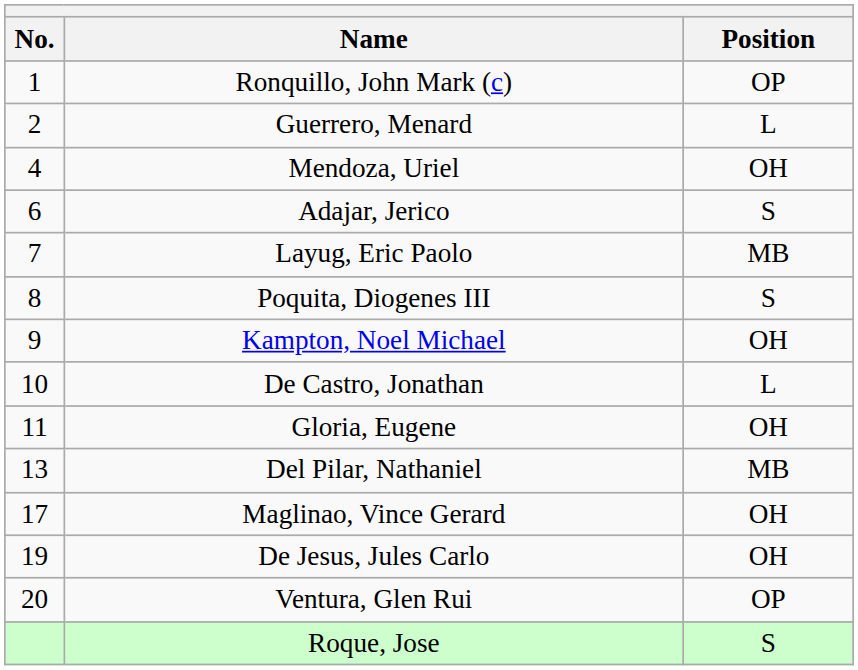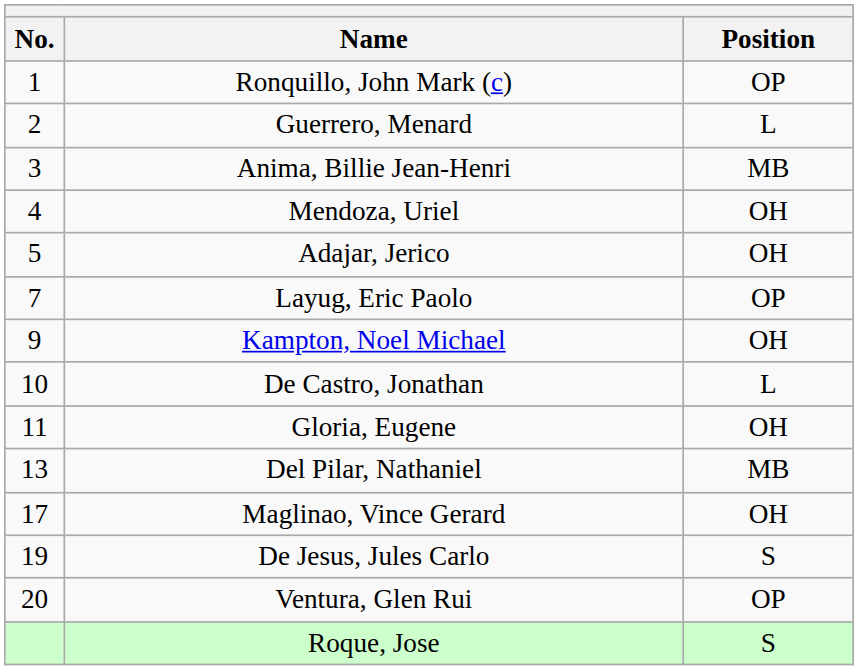+ row: (374, 168)
(35, 211) 6 -> (35, 254) 5
(768, 211) S -> (768, 254) OH
(768, 254) MB -> (768, 297) OP
- row: (374, 297)
(768, 556) OH -> (768, 556) S
